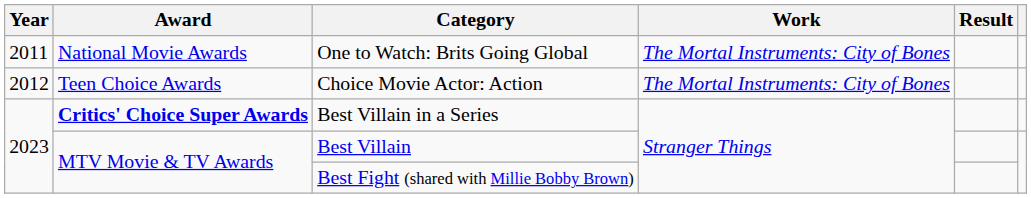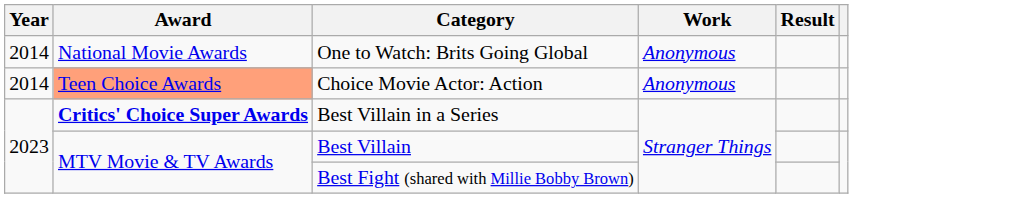(29, 51) 2011 -> (29, 51) 2014
(796, 51) The Mortal Instruments: City of Bones -> (689, 51) Anonymous
(29, 83) 2012 -> (29, 83) 2014
(140, 83) no background -> (140, 83) lightsalmon background
(796, 83) The Mortal Instruments: City of Bones -> (689, 83) Anonymous
